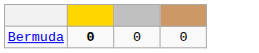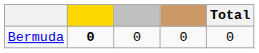+ column: (230, 15)
